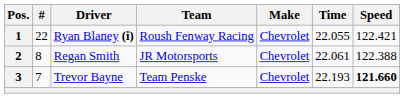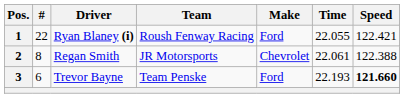(284, 35) Chevrolet -> (272, 35) Ford
(38, 77) 7 -> (38, 77) 6
(284, 77) Chevrolet -> (272, 77) Ford
